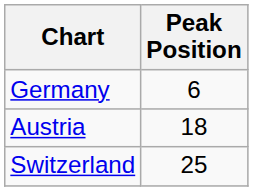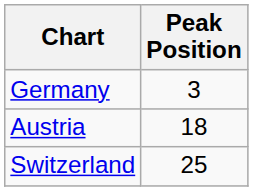(194, 89) 6 -> (194, 89) 3
